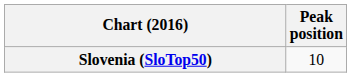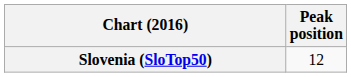(316, 59) 10 -> (316, 59) 12
